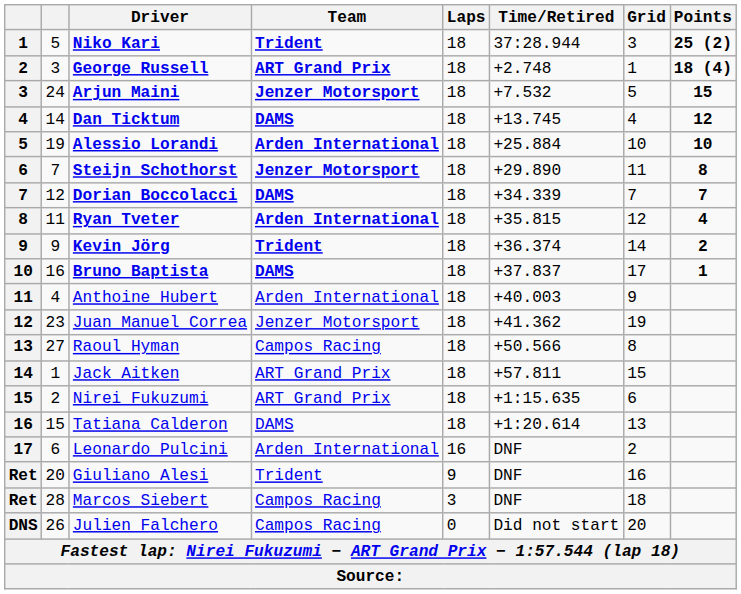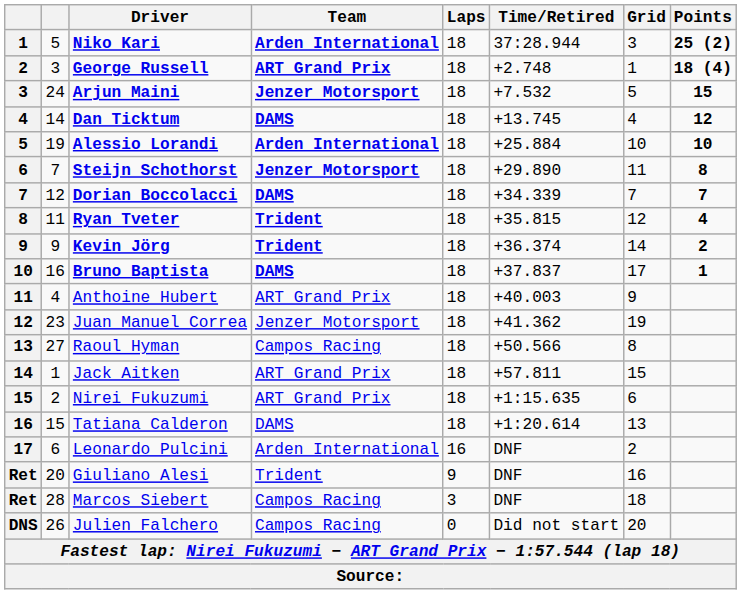(289, 43) Trident -> (347, 43) Arden International
(347, 221) Arden International -> (289, 221) Trident
(347, 297) Arden International -> (323, 297) ART Grand Prix
